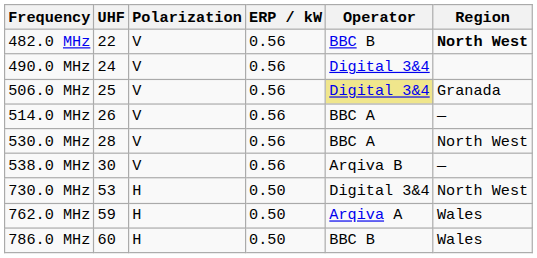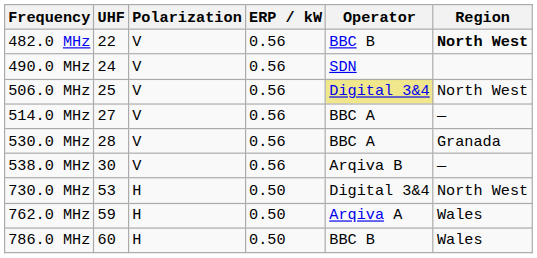(379, 67) Digital 3&4 -> (343, 67) SDN
(469, 91) Granada -> (483, 91) North West
(107, 116) 26 -> (107, 116) 27
(483, 141) North West -> (469, 141) Granada
